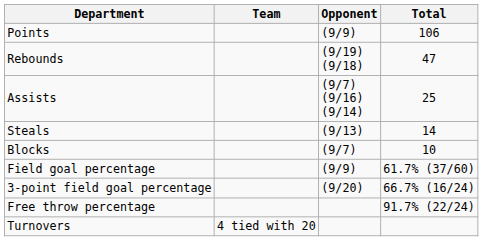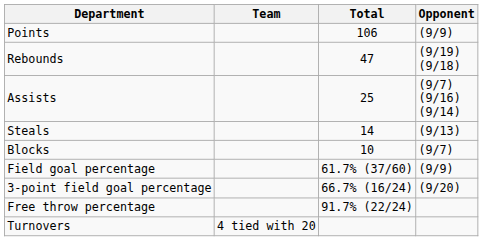columns swapped: (429, 14) <-> (349, 14)
